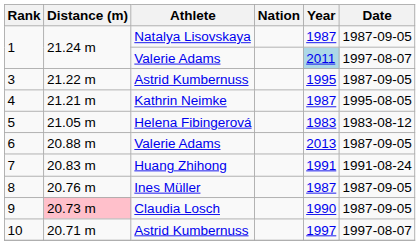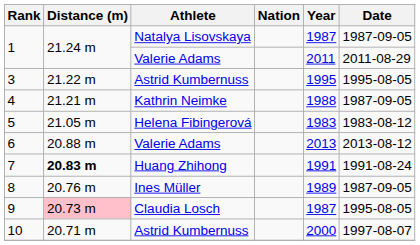(321, 58) lightblue background -> (321, 58) no background
(377, 58) 1997-08-07 -> (377, 58) 2011-08-29
(377, 80) 1987-09-05 -> (377, 80) 1995-08-05
(321, 101) 1987 -> (321, 101) 1988
(377, 101) 1995-08-05 -> (377, 101) 1987-09-05
(377, 144) 1987-09-05 -> (377, 144) 2013-08-12
(71, 165) normal -> (72, 165) bold
(321, 187) 1987 -> (321, 187) 1989
(321, 208) 1990 -> (321, 208) 1987
(377, 208) 1987-09-05 -> (377, 208) 1995-08-05
(321, 229) 1997 -> (321, 229) 2000
